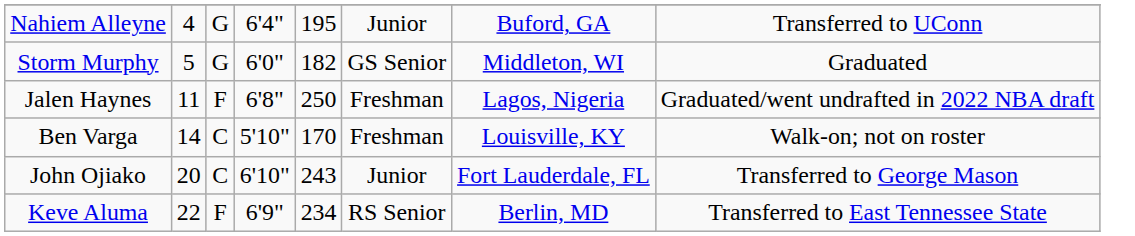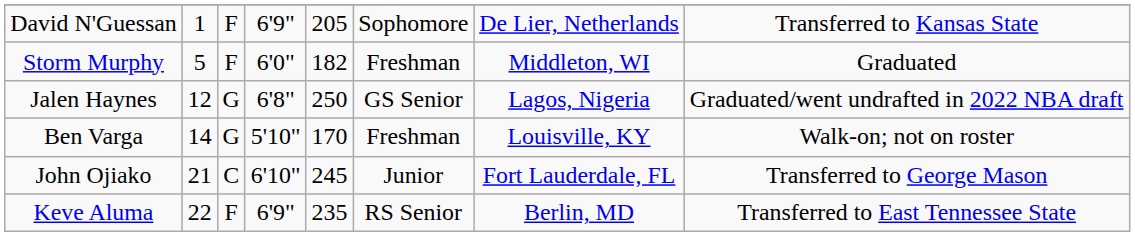+ row: (93, 23)
- row: (88, 23)
(220, 61) G -> (231, 61) F
(397, 61) GS Senior -> (413, 61) Freshman
(189, 99) 11 -> (200, 99) 12
(220, 99) F -> (231, 99) G
(397, 99) Freshman -> (413, 99) GS Senior
(220, 136) C -> (231, 136) G
(189, 174) 20 -> (200, 174) 21
(319, 174) 243 -> (329, 174) 245
(319, 212) 234 -> (329, 212) 235
